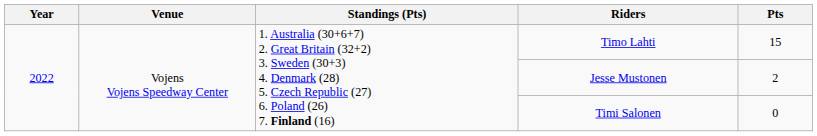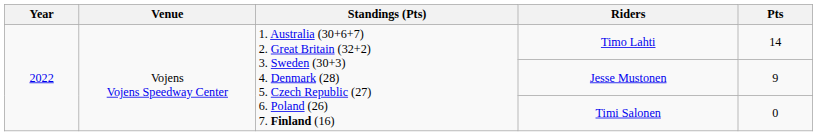(775, 42) 15 -> (775, 42) 14
(775, 77) 2 -> (775, 77) 9
